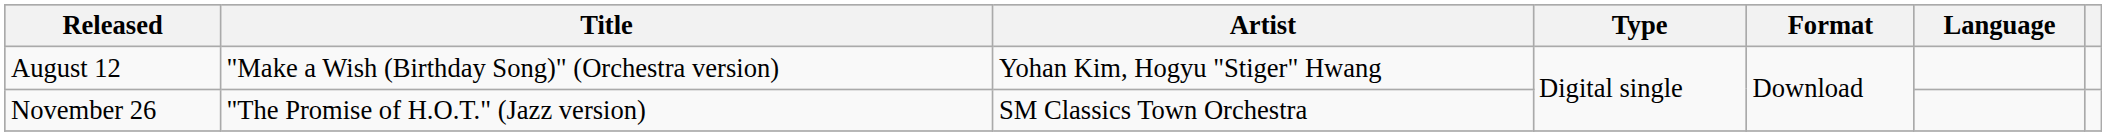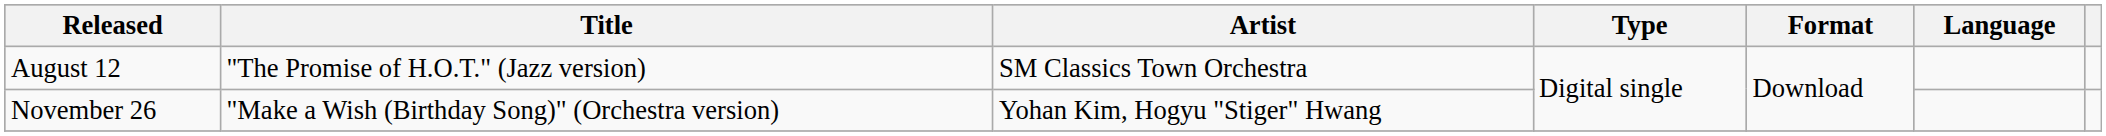(503, 67) "Make a Wish (Birthday Song)" (Orchestra version) -> (436, 67) "The Promise of H.O.T." (Jazz version)
(1190, 67) Yohan Kim, Hogyu "Stiger" Hwang -> (1153, 67) SM Classics Town Orchestra
(436, 109) "The Promise of H.O.T." (Jazz version) -> (503, 109) "Make a Wish (Birthday Song)" (Orchestra version)
(1153, 109) SM Classics Town Orchestra -> (1190, 109) Yohan Kim, Hogyu "Stiger" Hwang
